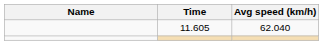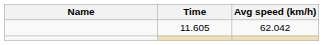(275, 28) 62.040 -> (275, 28) 62.042
